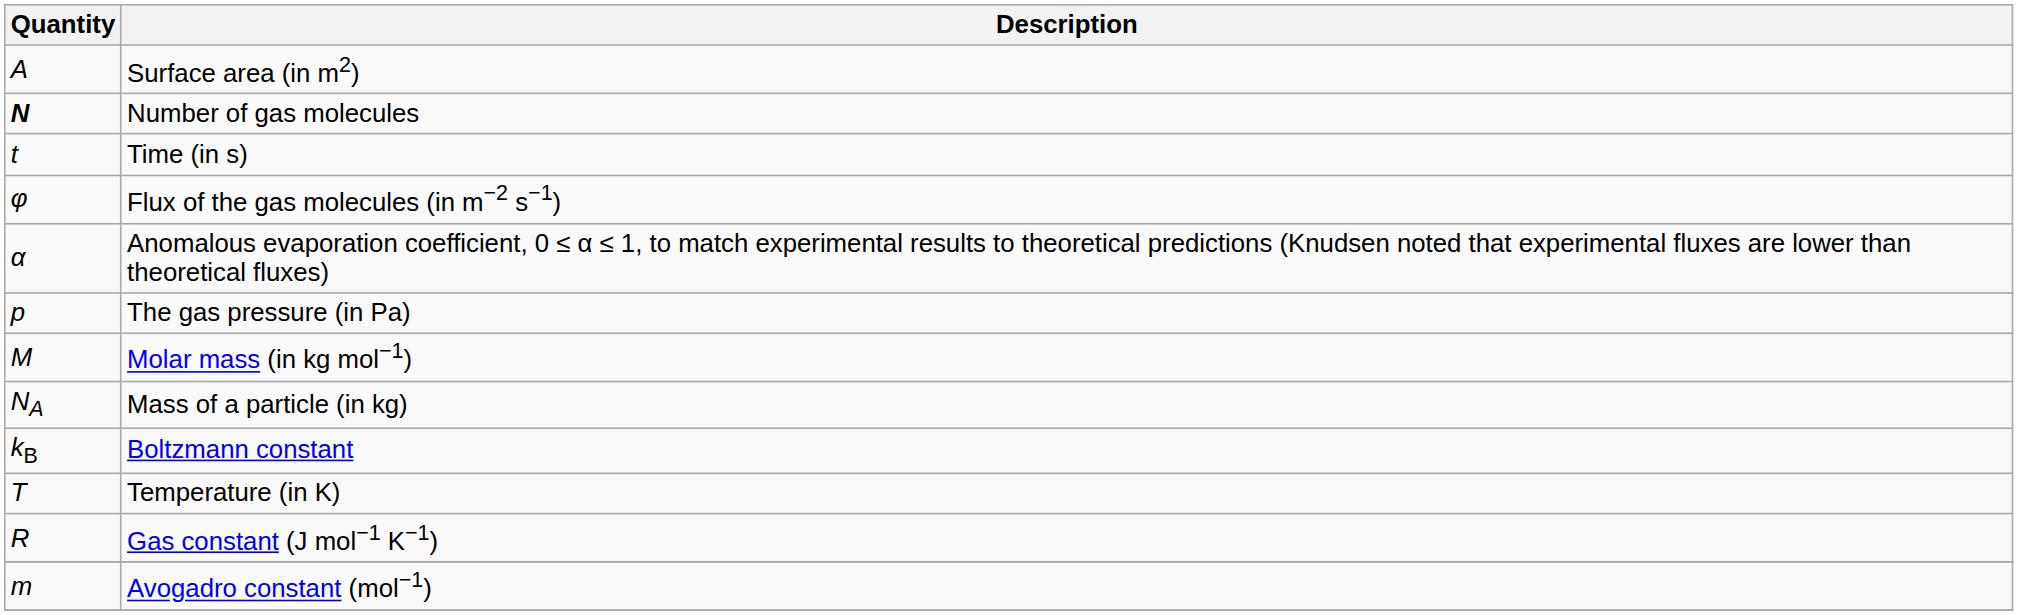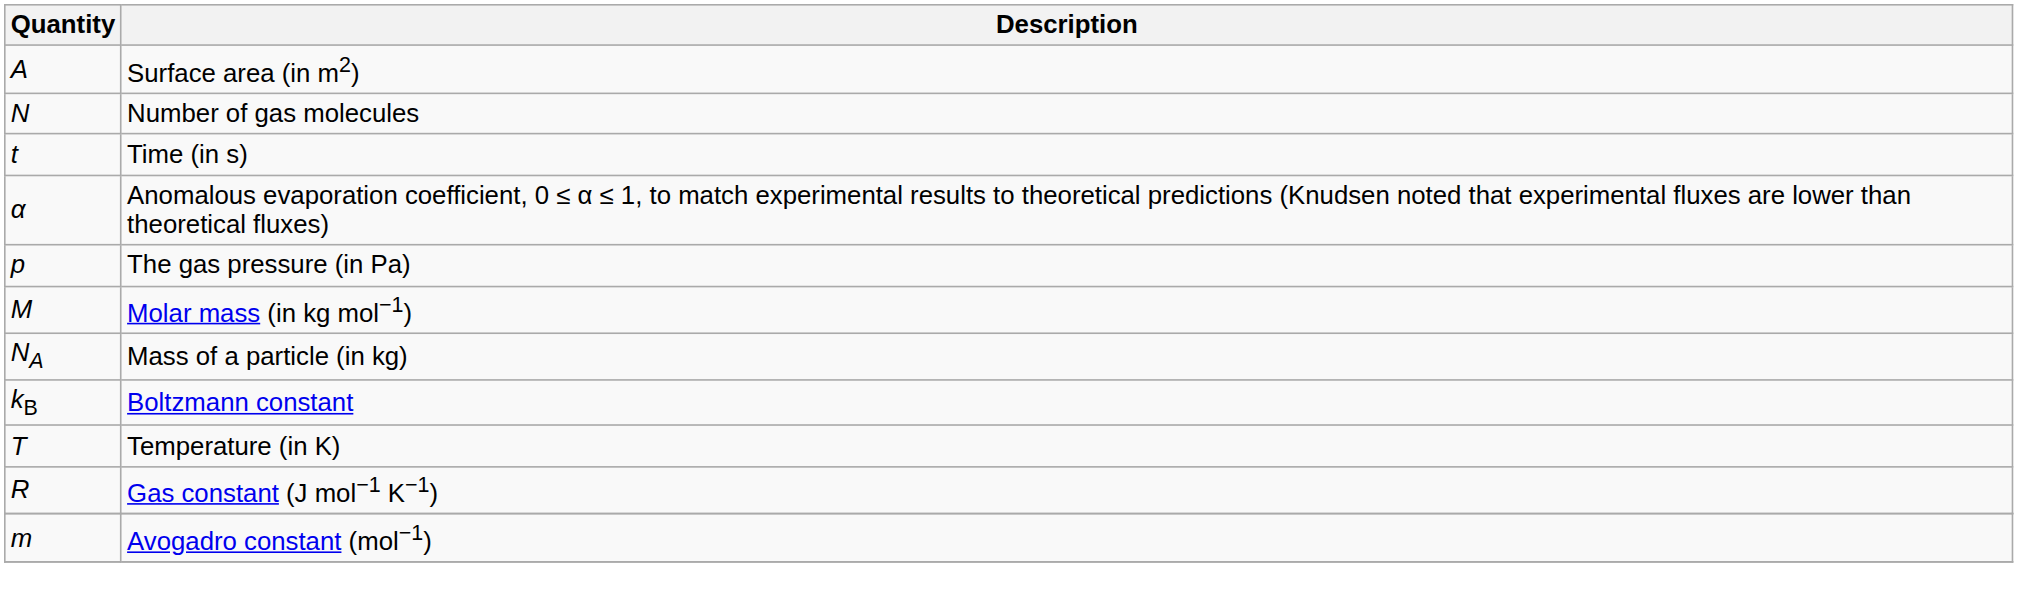(20, 113) bold -> (20, 113) normal
- row: (344, 198)
